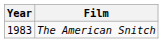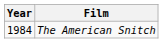(19, 30) 1983 -> (19, 30) 1984
